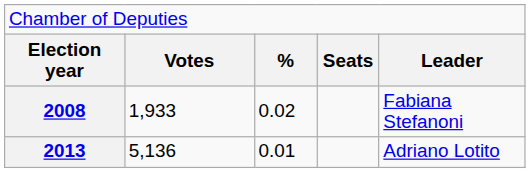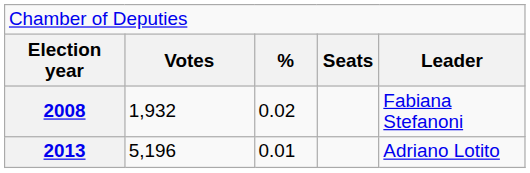(152, 111) 1,933 -> (152, 111) 1,932
(152, 151) 5,136 -> (152, 151) 5,196
